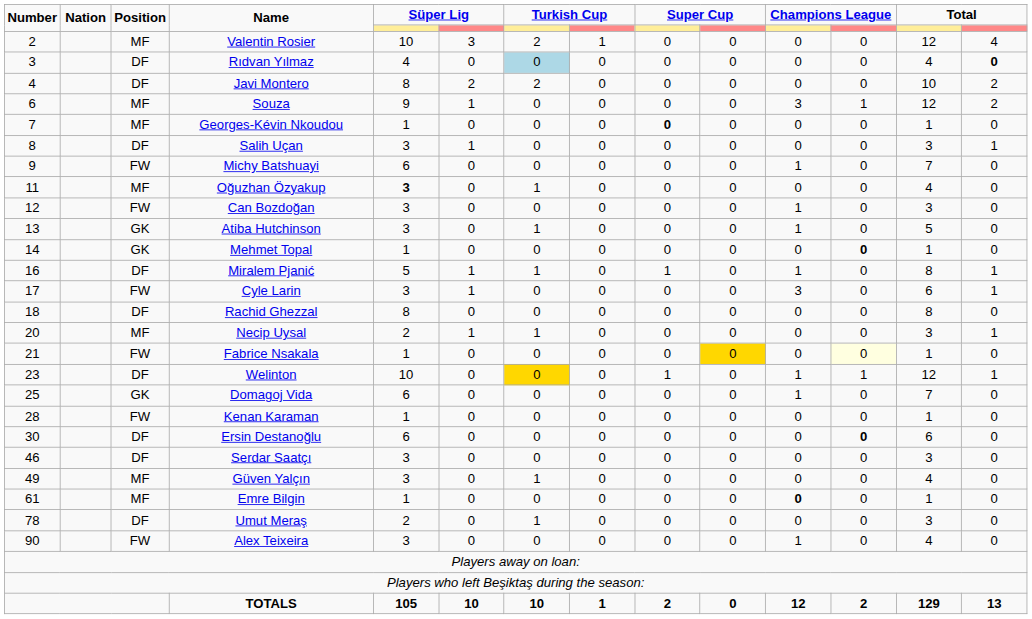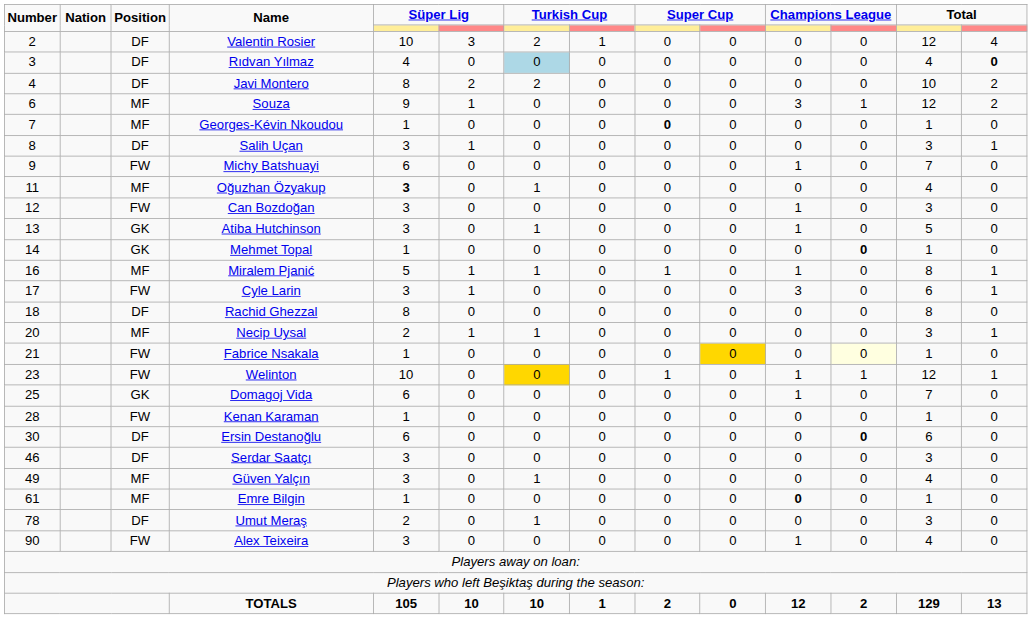(140, 41) MF -> (140, 41) DF
(140, 270) DF -> (140, 270) MF
(140, 374) DF -> (140, 374) FW
